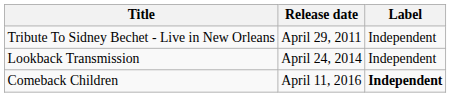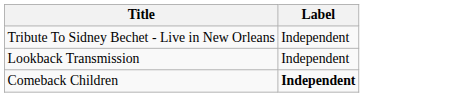- column: (322, 15)
